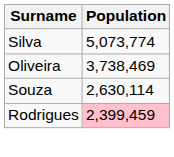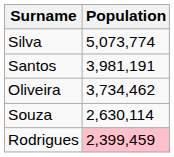+ row: (32, 66)
(120, 66) 3,738,469 -> (120, 90) 3,734,462
